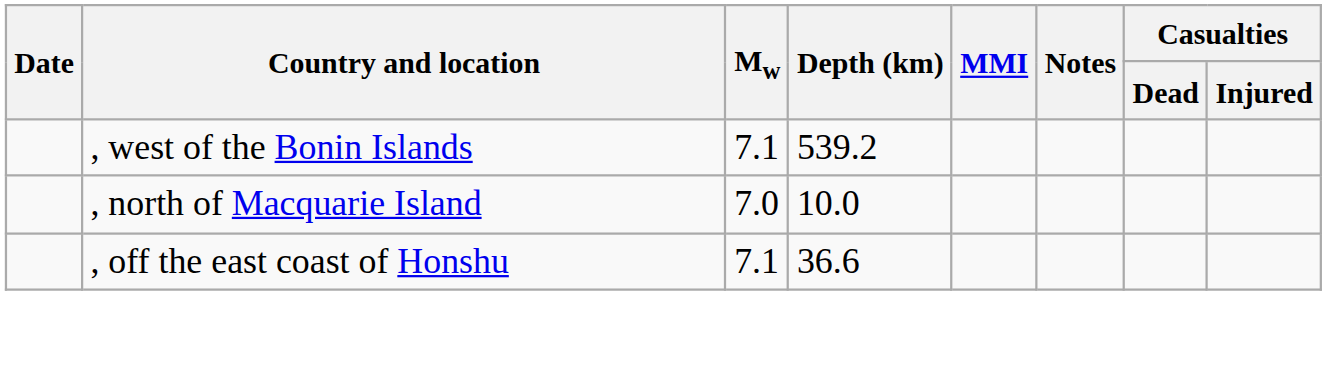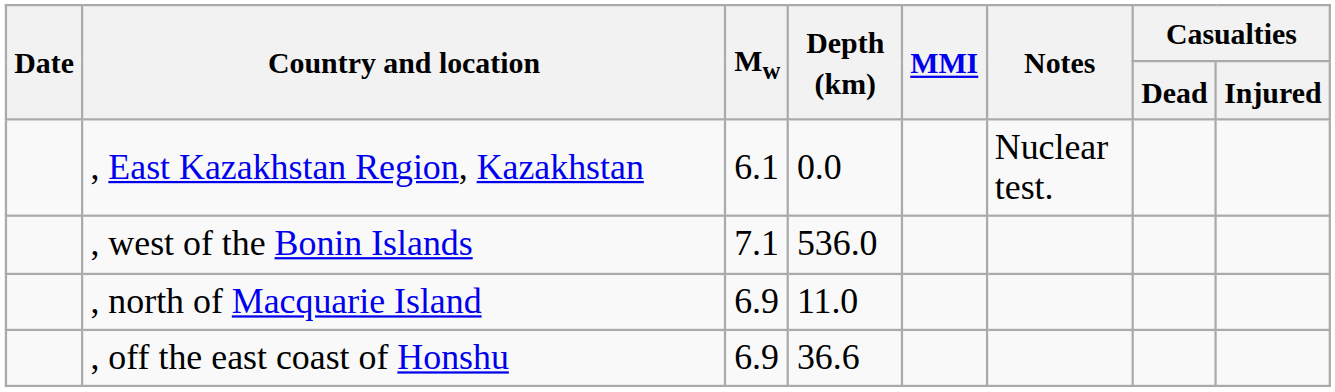+ row: (367, 166)
(837, 146) 539.2 -> (837, 243) 536.0
(757, 203) 7.0 -> (757, 300) 6.9
(828, 203) 10.0 -> (828, 300) 11.0
(757, 260) 7.1 -> (757, 357) 6.9
